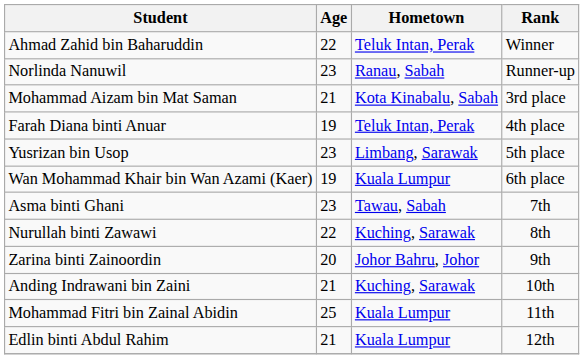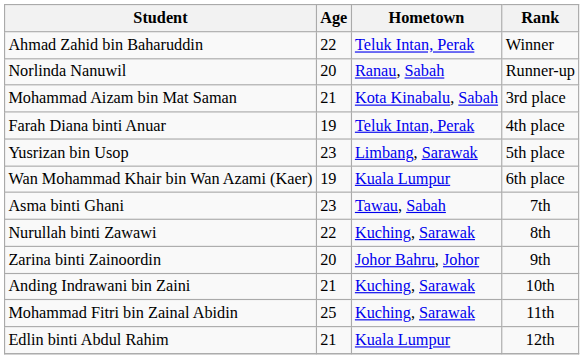(328, 71) 23 -> (328, 71) 20
(403, 313) Kuala Lumpur -> (415, 313) Kuching, Sarawak
